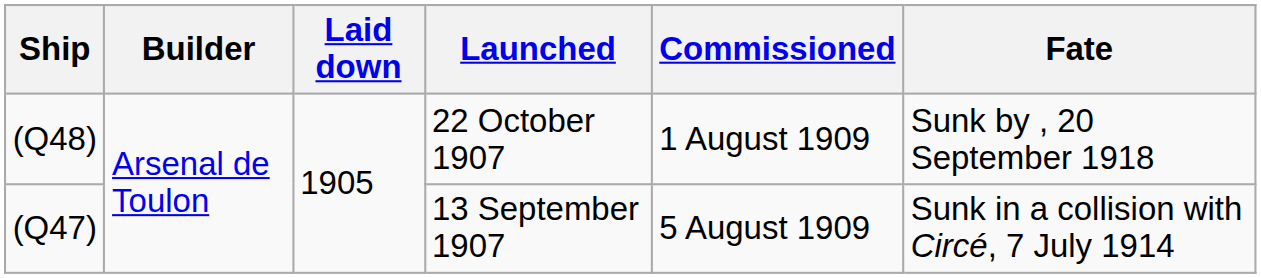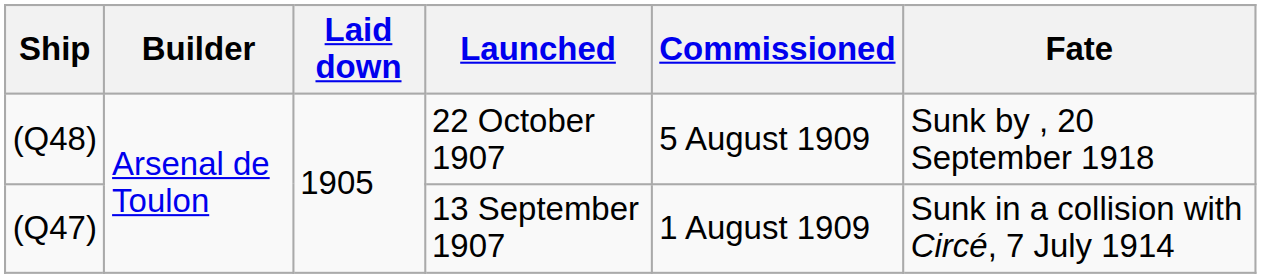(765, 138) 1 August 1909 -> (765, 138) 5 August 1909
(765, 227) 5 August 1909 -> (765, 227) 1 August 1909
